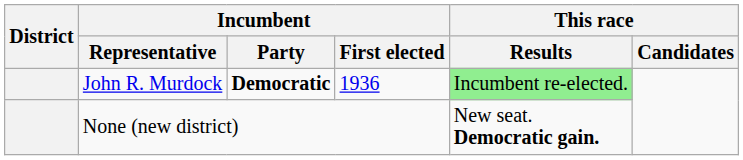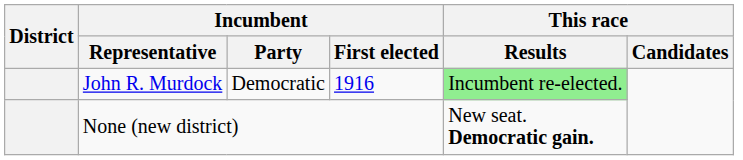(281, 83) bold -> (278, 83) normal
(360, 83) 1936 -> (354, 83) 1916
